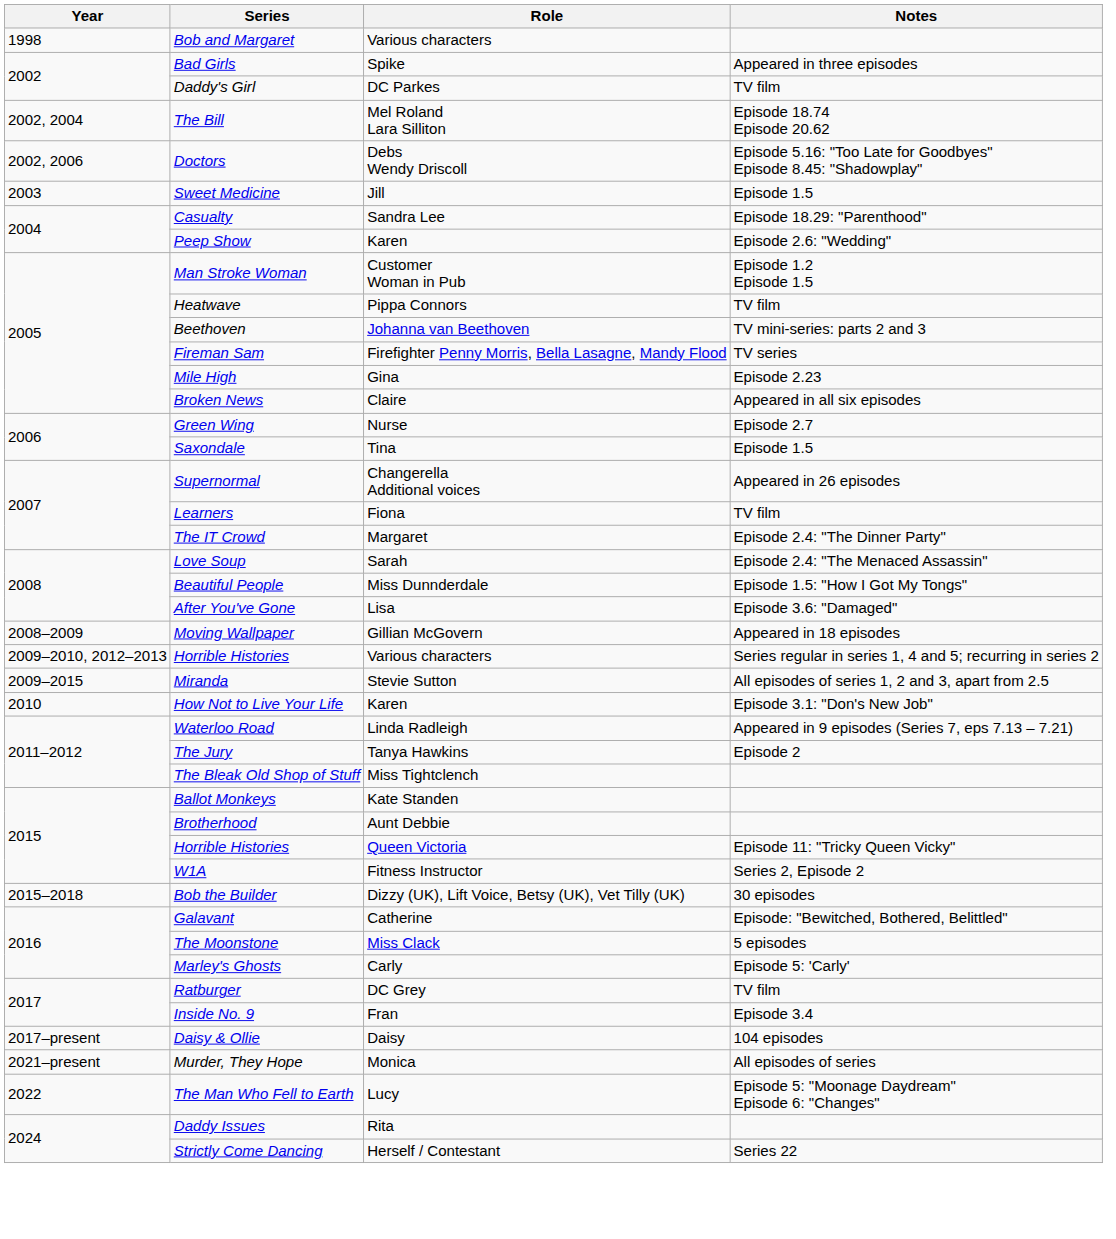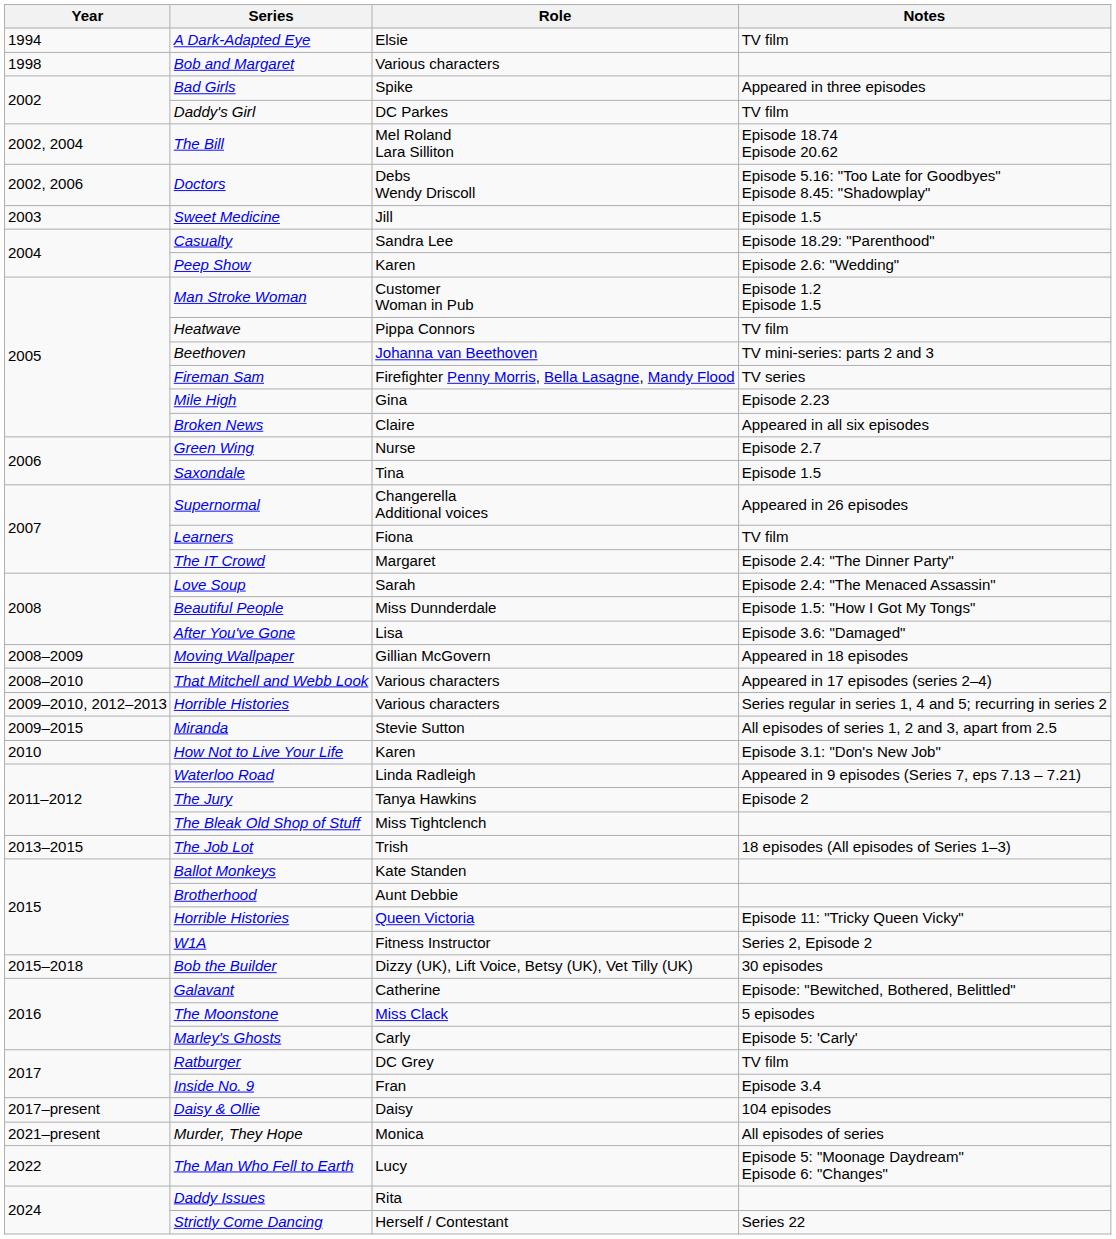+ row: (242, 40)
+ row: (271, 680)
+ row: (214, 847)
